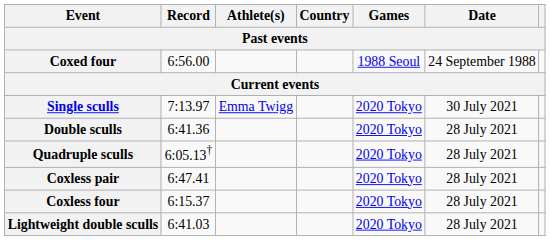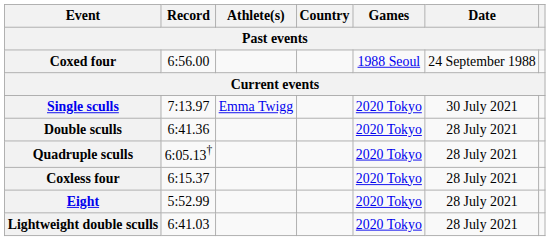- row: (83, 178)
+ row: (83, 201)
